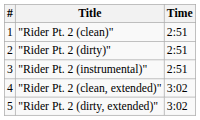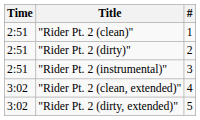columns swapped: (10, 13) <-> (180, 13)
